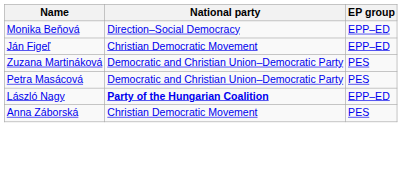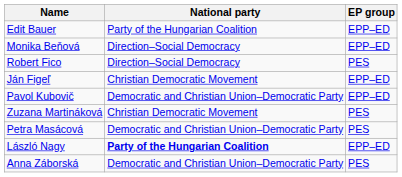+ row: (31, 29)
+ row: (34, 63)
+ row: (40, 96)
(225, 63) Democratic and Christian Union–Democratic Party -> (182, 113) Christian Democratic Movement
(182, 113) Christian Democratic Movement -> (225, 163) Democratic and Christian Union–Democratic Party
